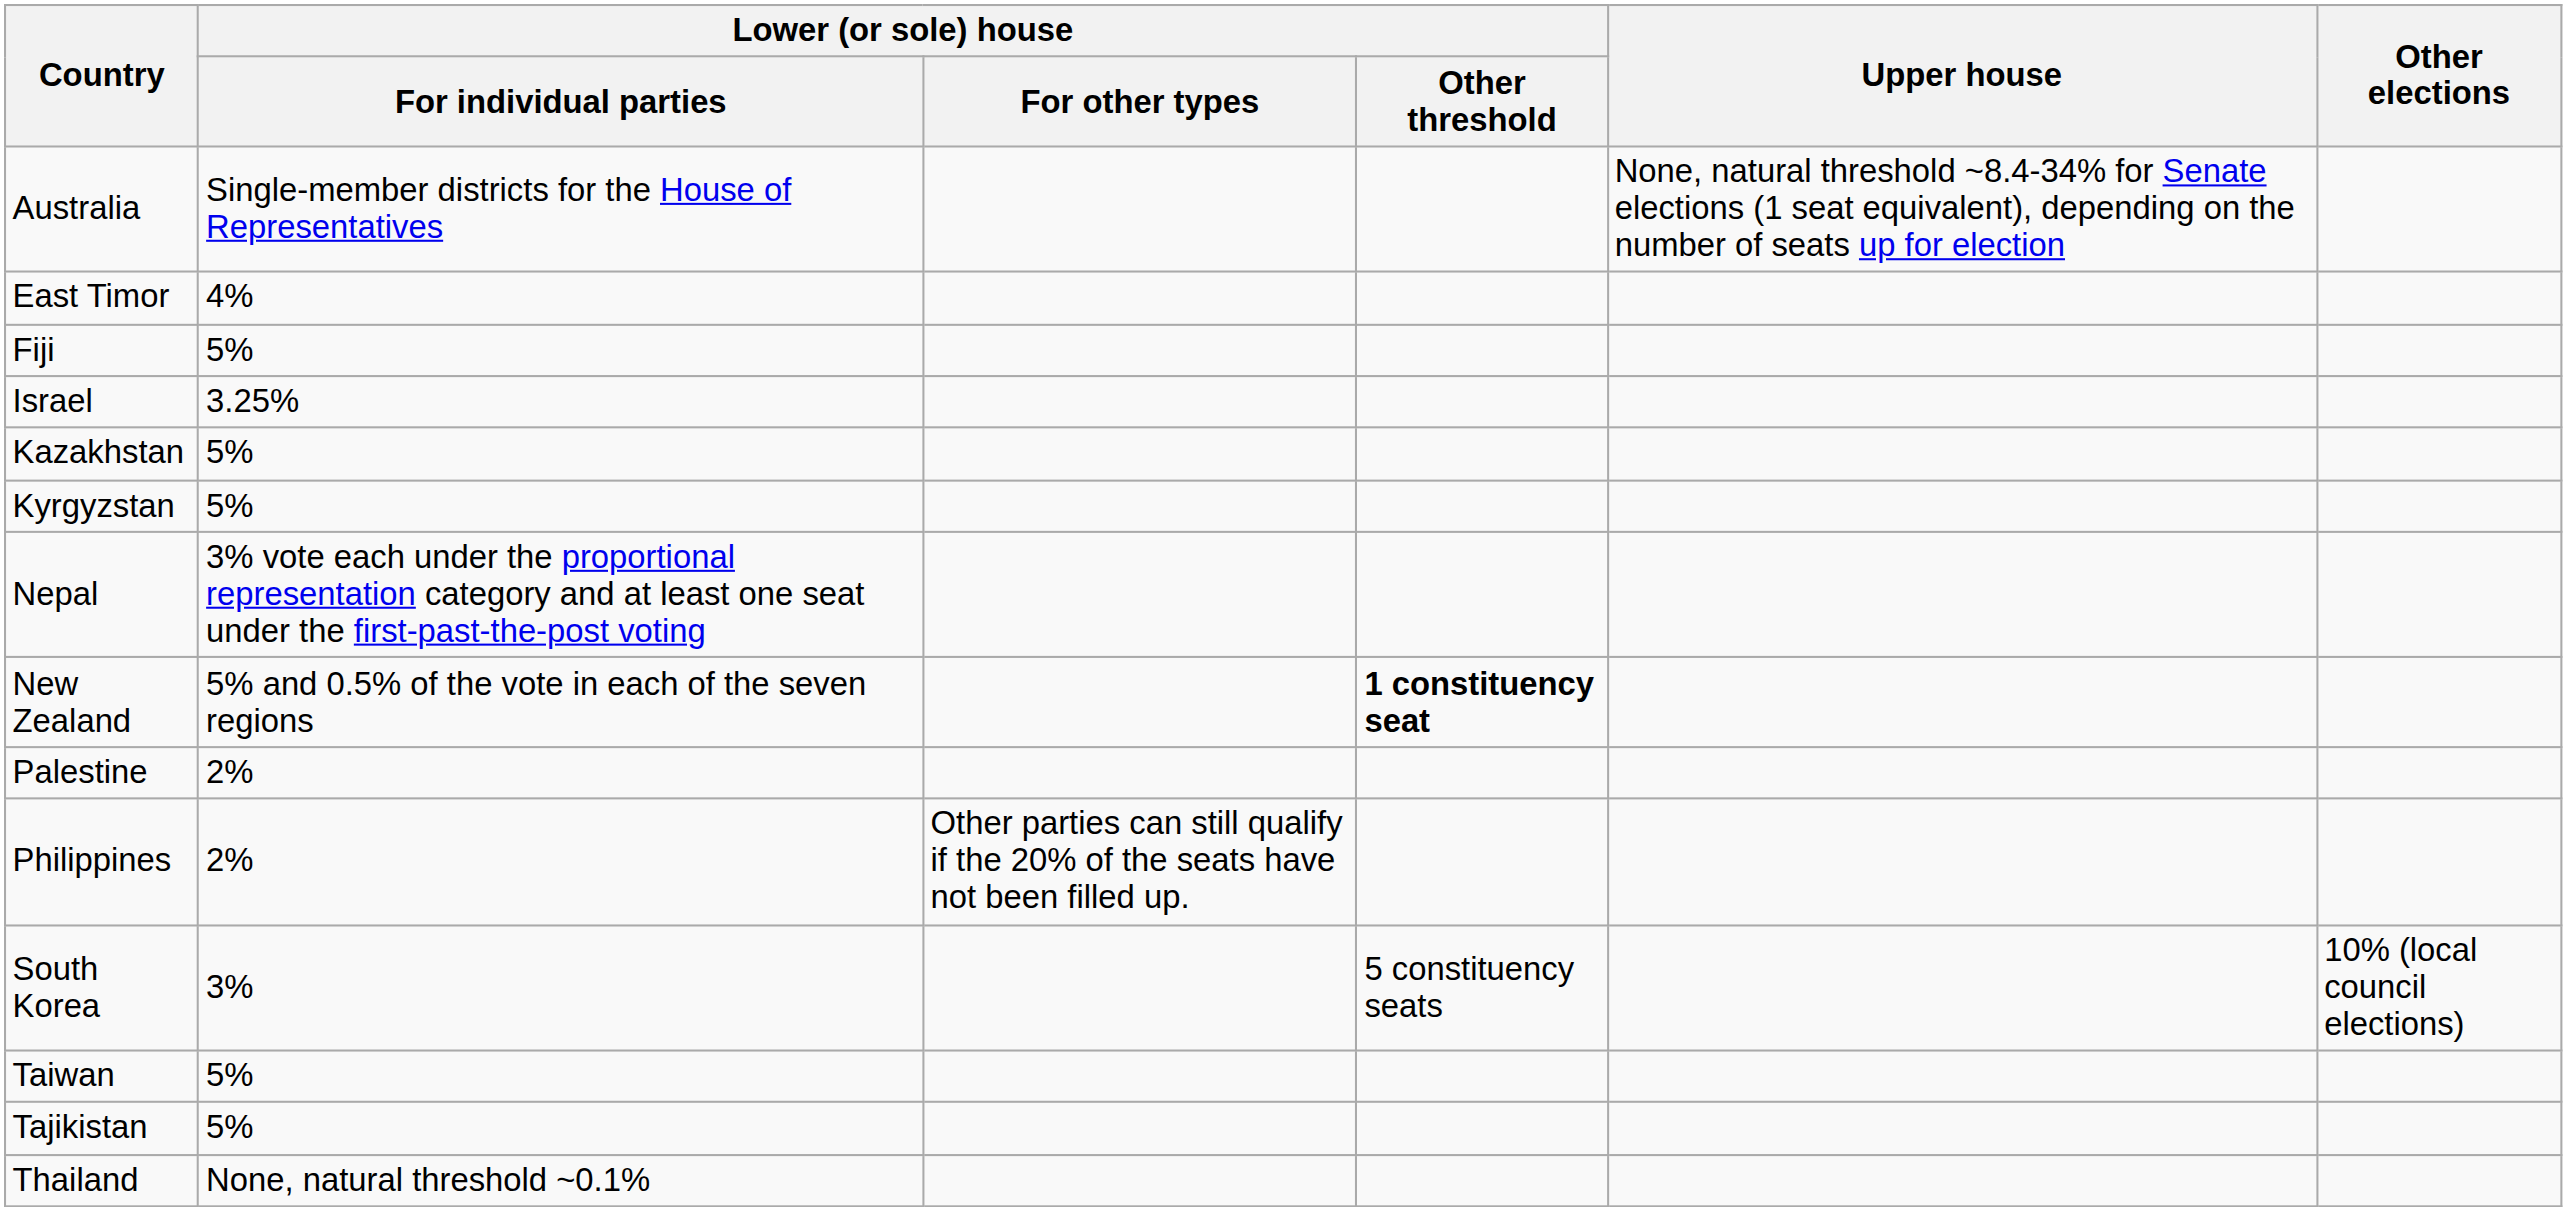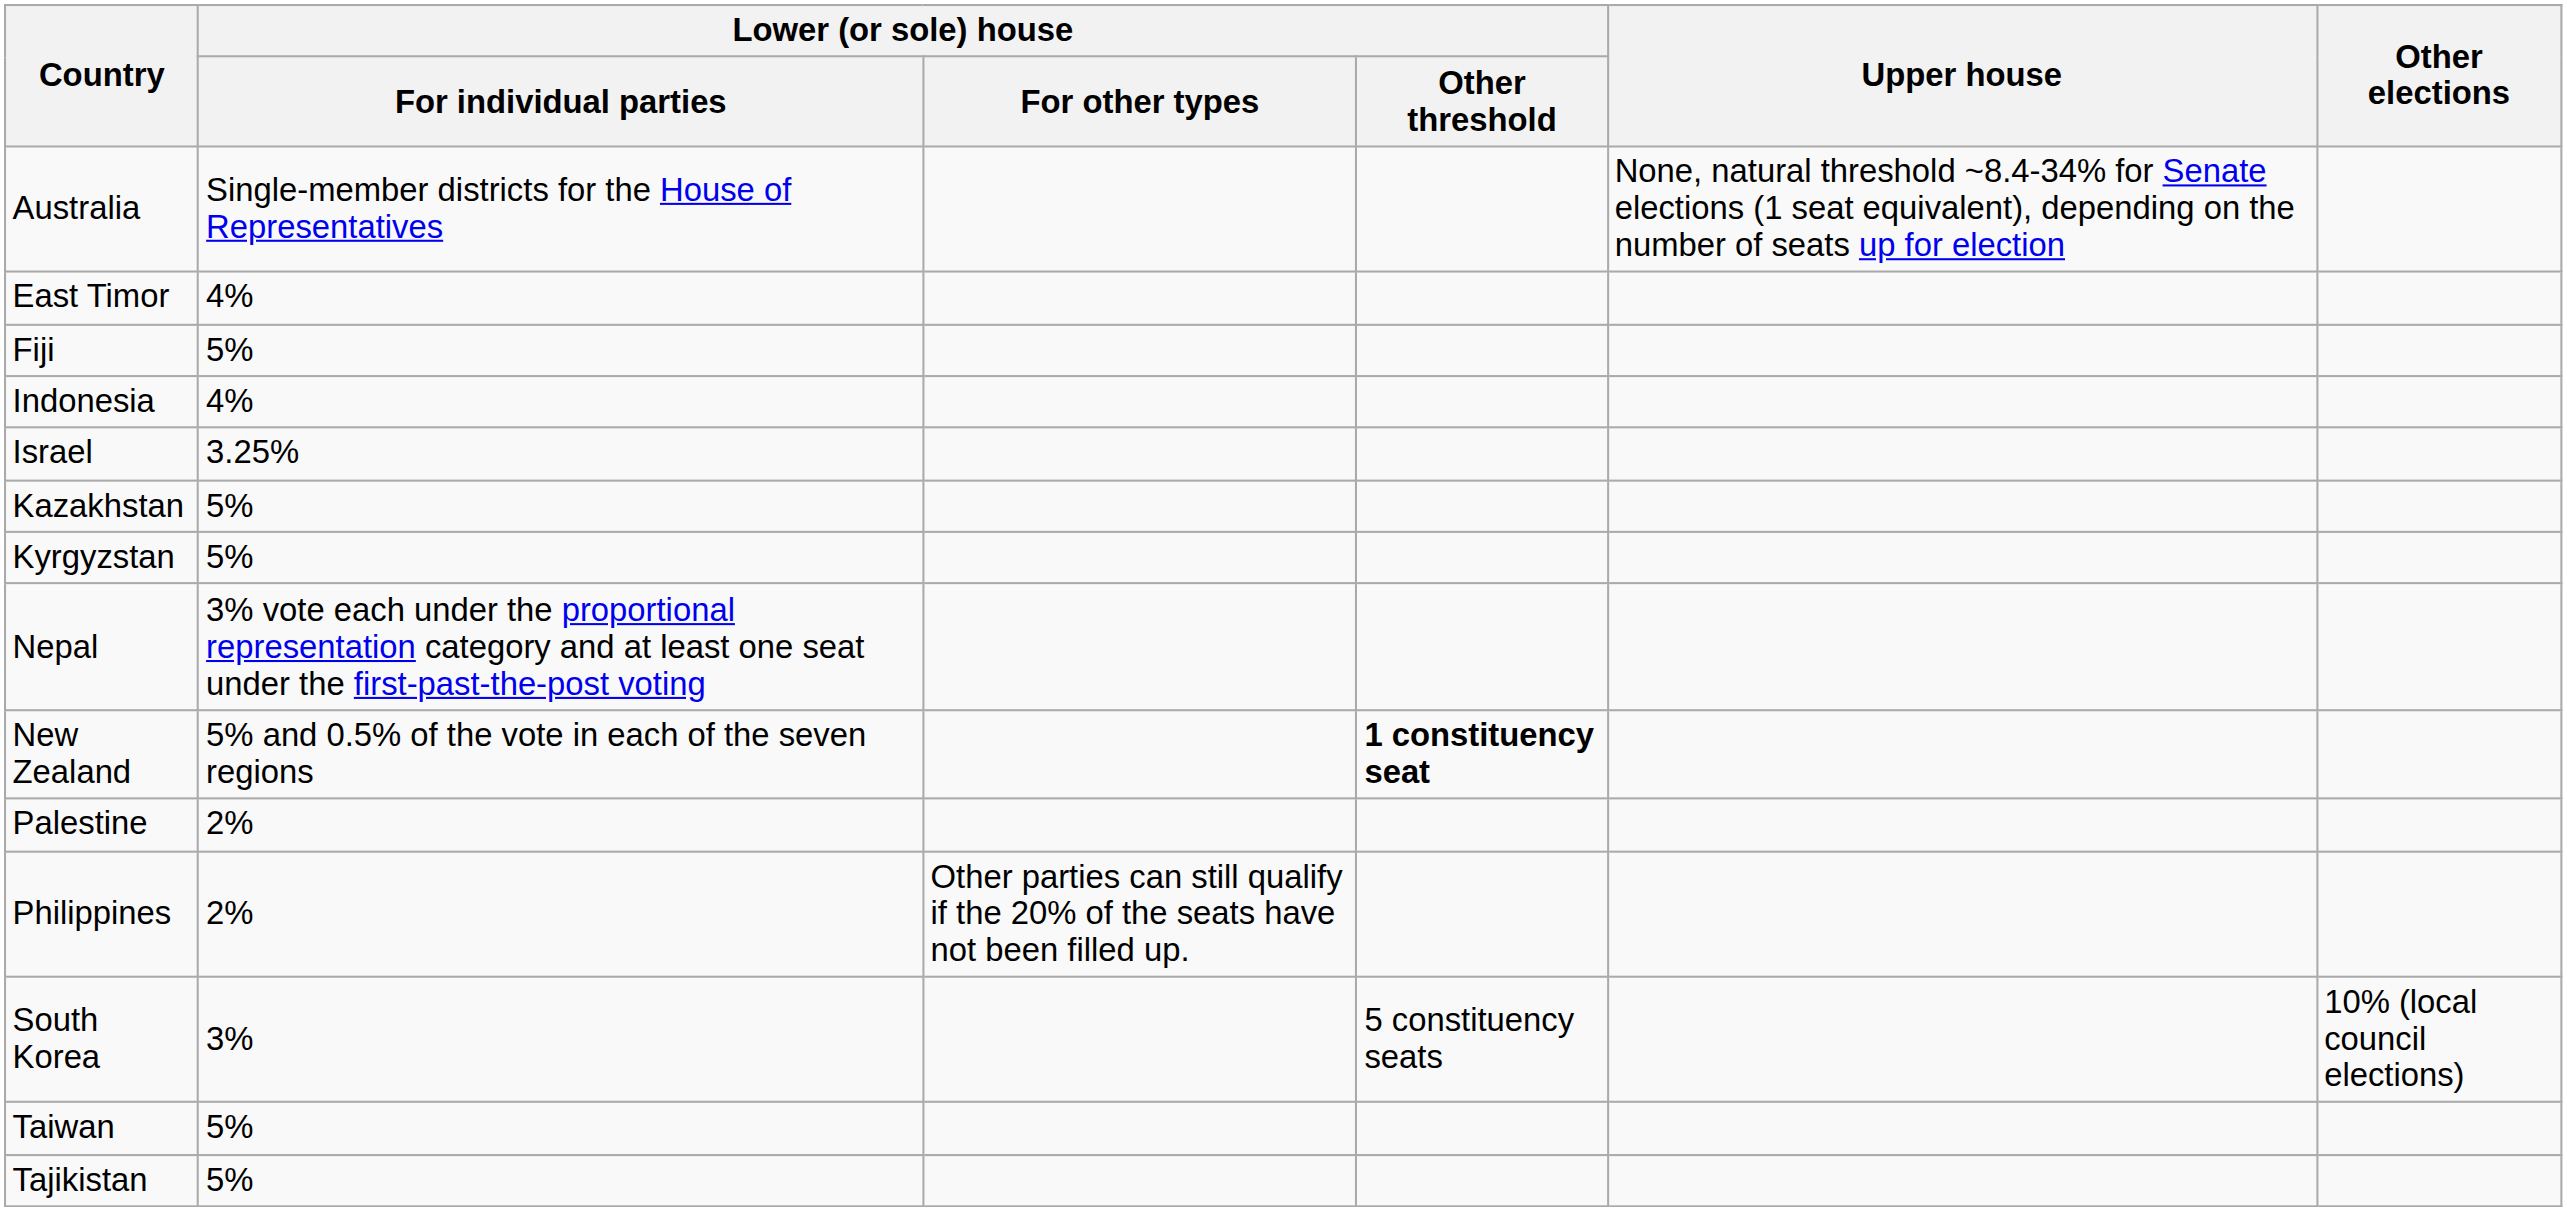+ row: (84, 401)
- row: (75, 1179)
